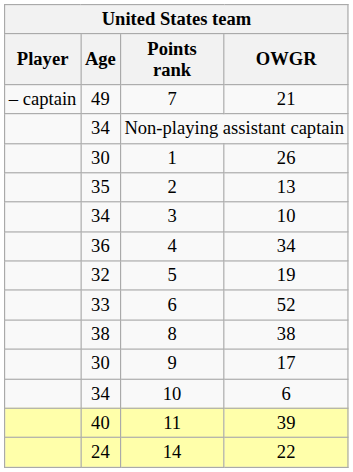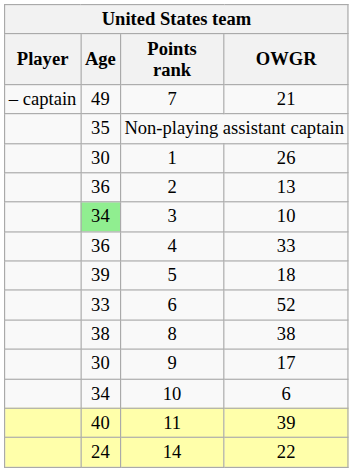(100, 128) 34 -> (100, 128) 35
(100, 187) 35 -> (100, 187) 36
(100, 216) no background -> (100, 216) lightgreen background
(286, 246) 34 -> (286, 246) 33
(100, 275) 32 -> (100, 275) 39
(286, 275) 19 -> (286, 275) 18
